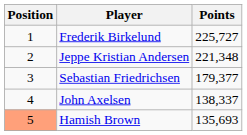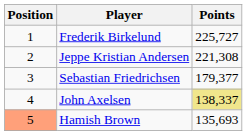(217, 57) 221,348 -> (217, 57) 221,308
(217, 99) no background -> (217, 99) khaki background
